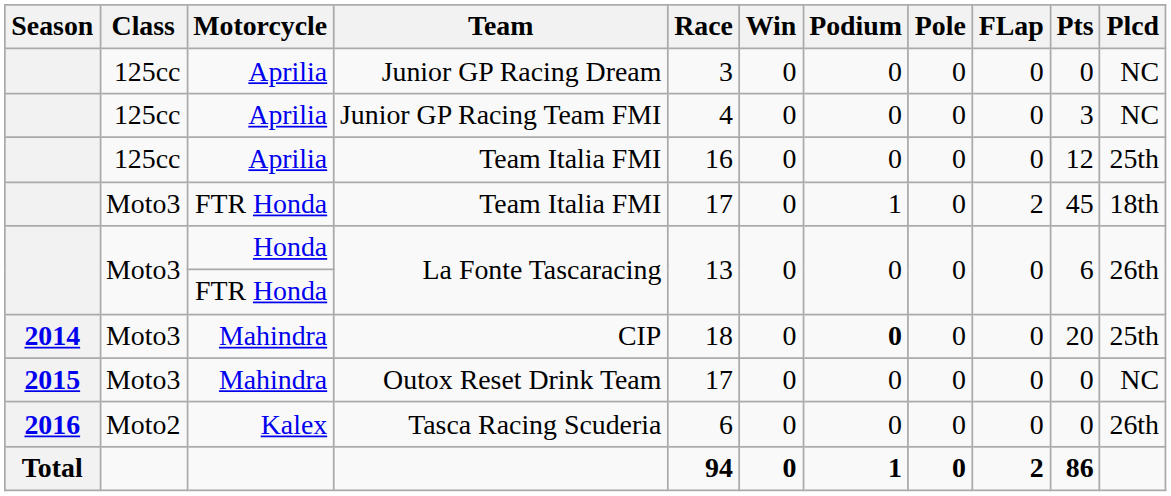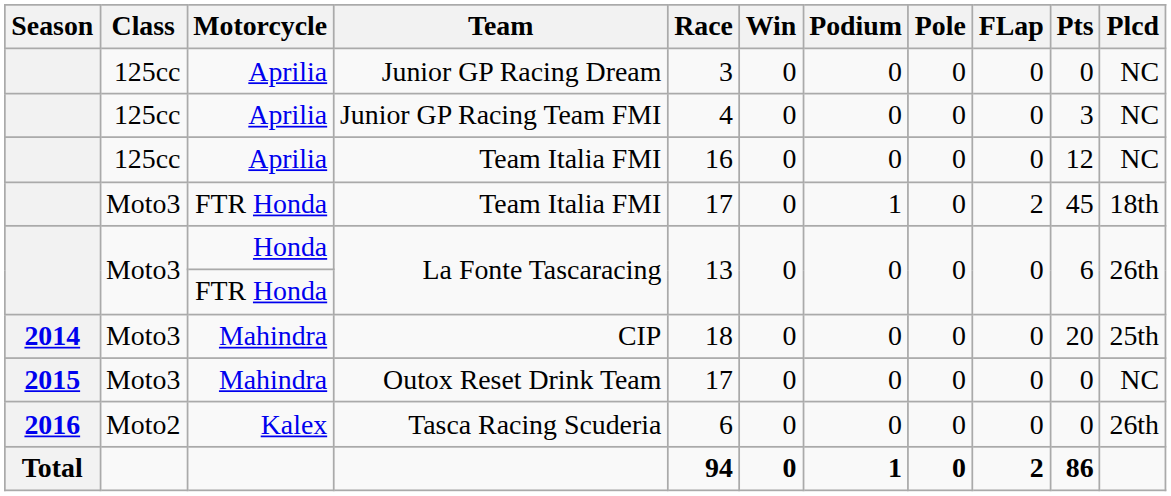(1134, 159) 25th -> (1140, 159) NC
(895, 335) bold -> (895, 335) normal
